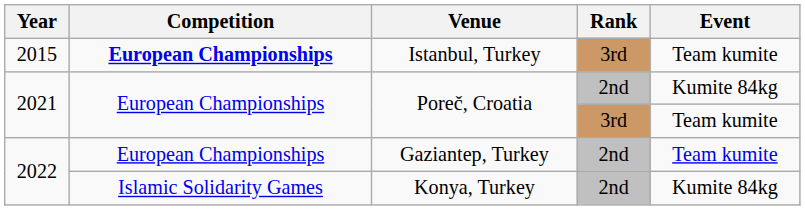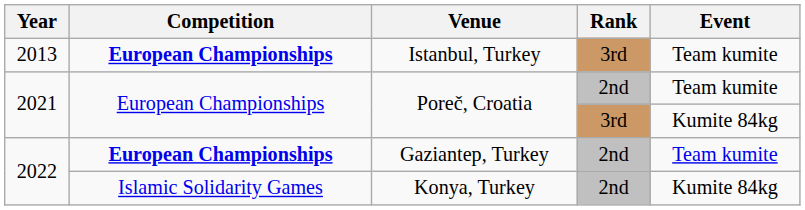(37, 54) 2015 -> (37, 54) 2013
(725, 88) Kumite 84kg -> (725, 88) Team kumite
(725, 121) Team kumite -> (725, 121) Kumite 84kg
(221, 154) normal -> (221, 154) bold
